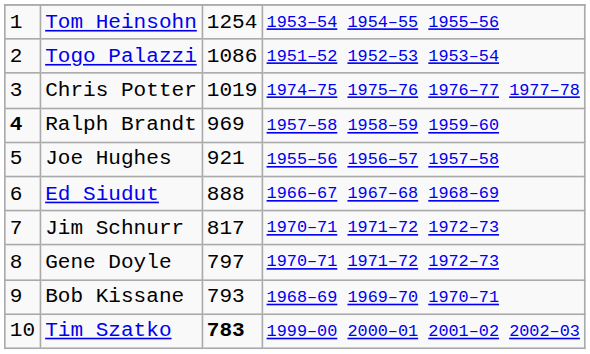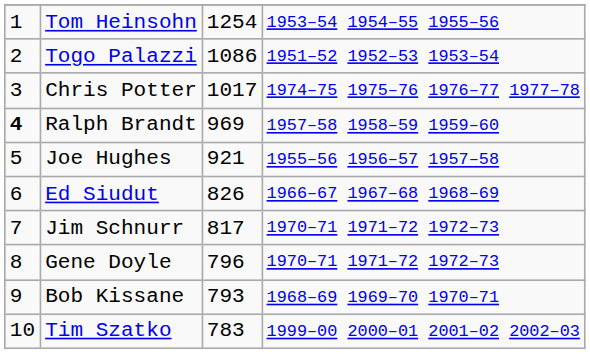(232, 91) 1019 -> (232, 91) 1017
(226, 194) 888 -> (226, 194) 826
(226, 262) 797 -> (226, 262) 796
(226, 331) bold -> (226, 331) normal
